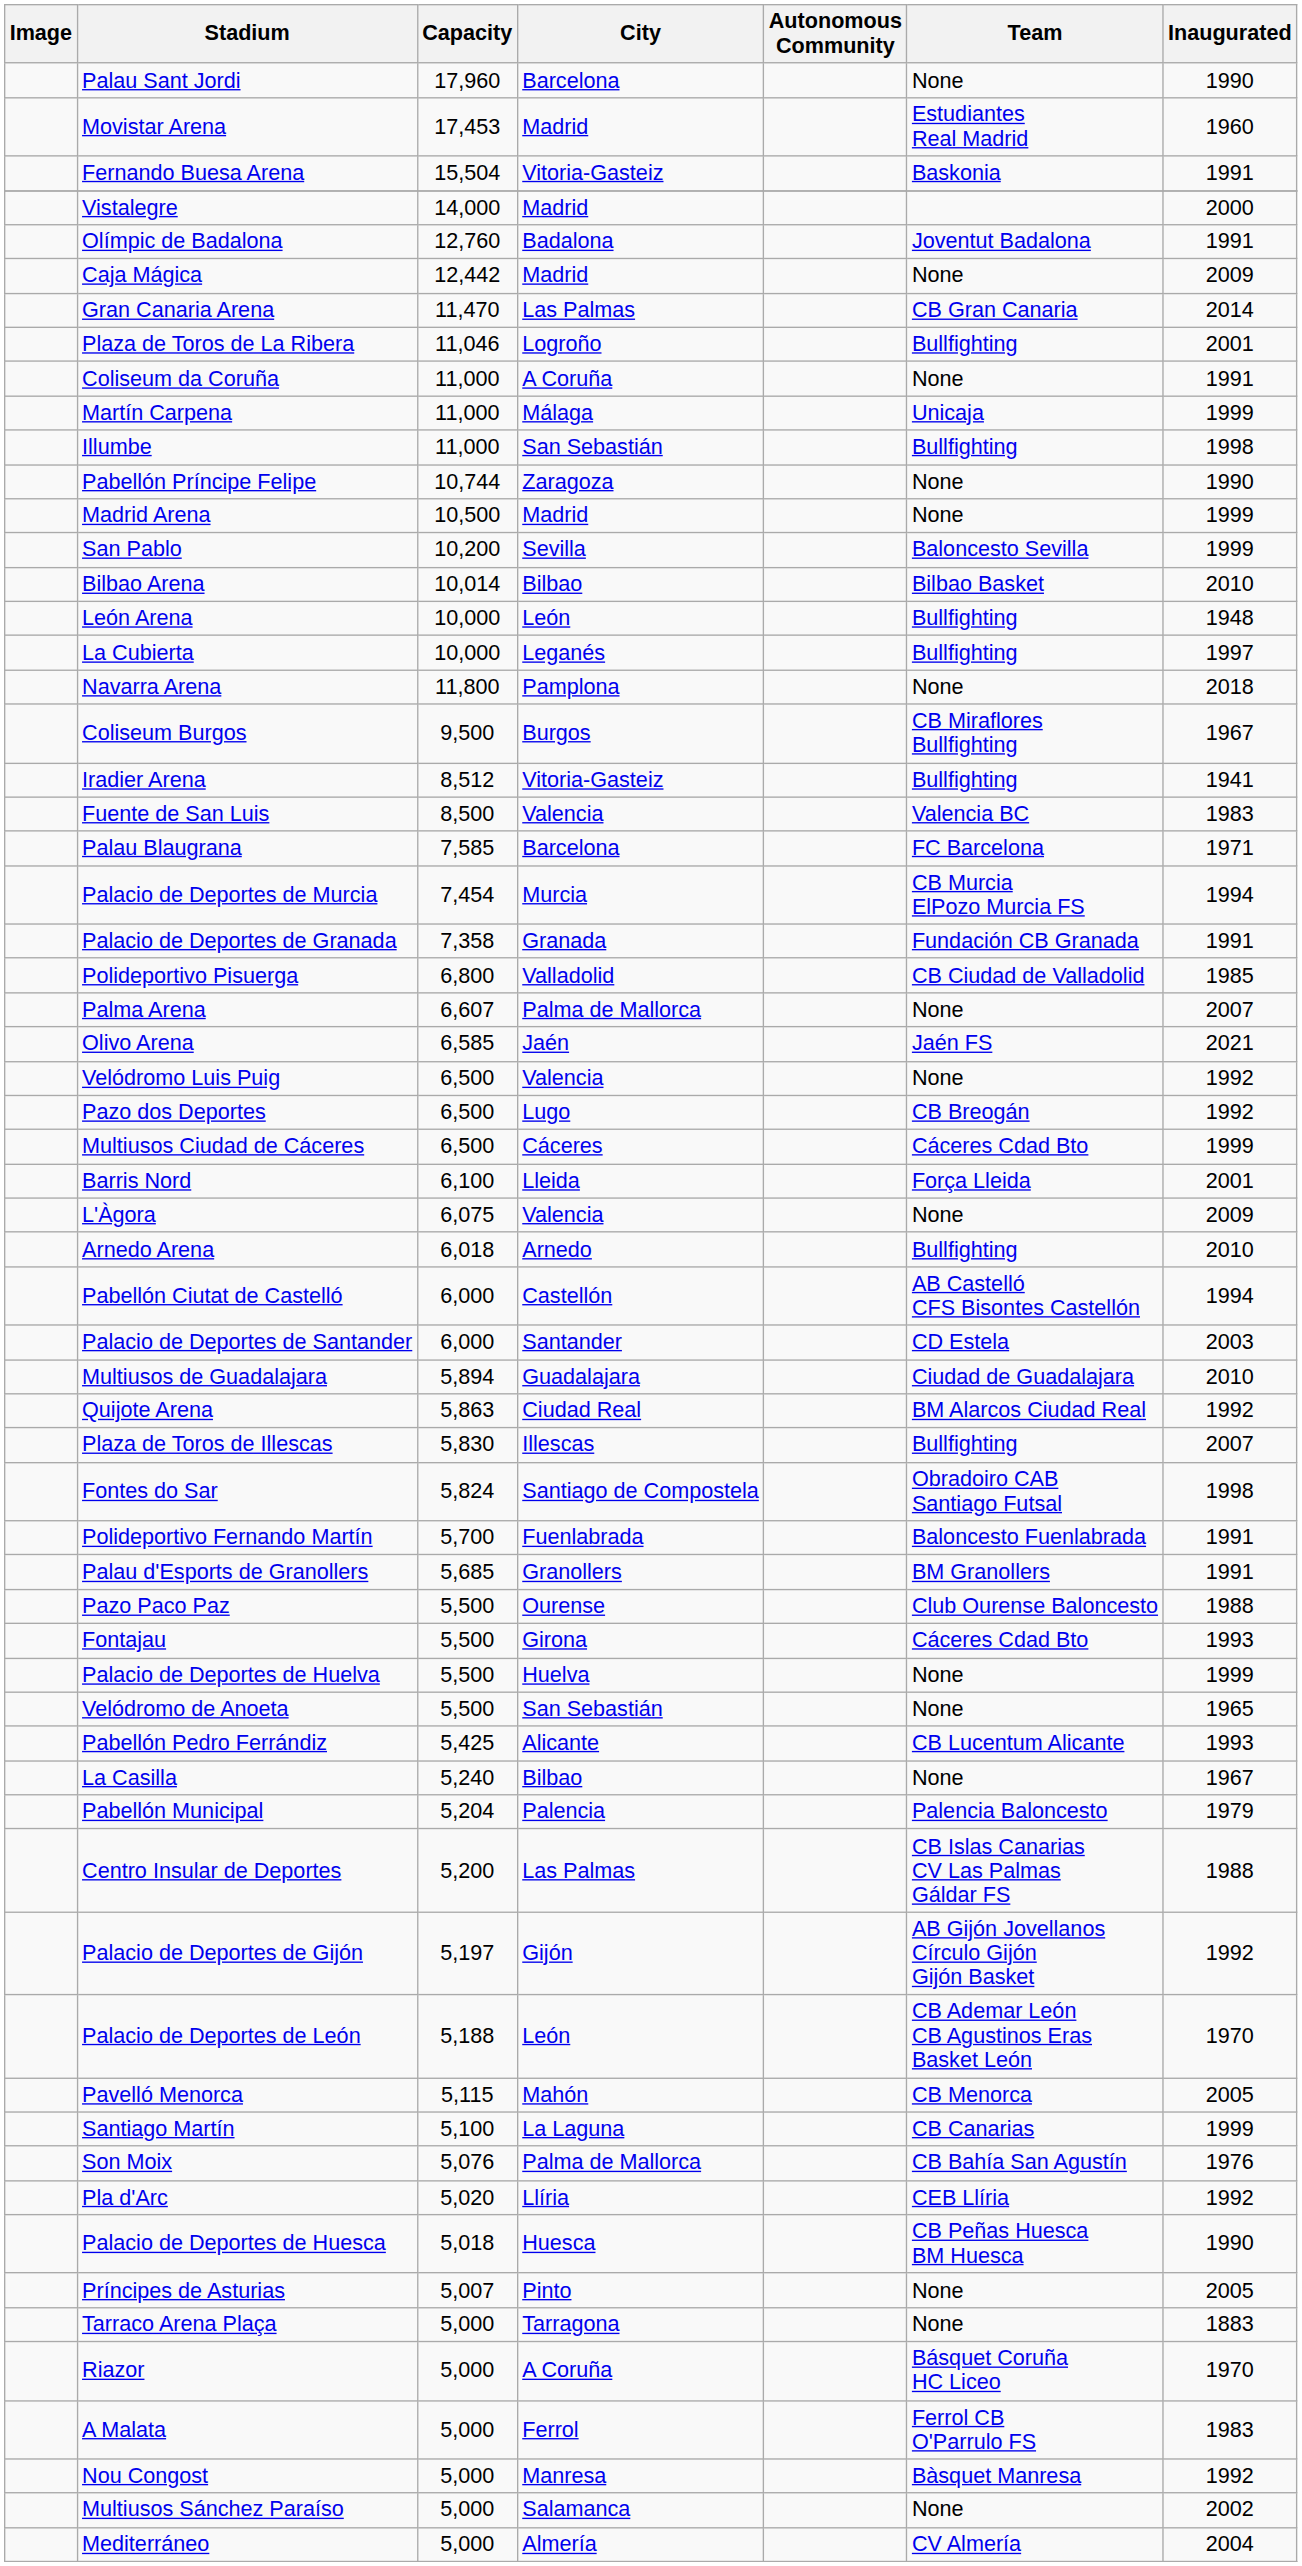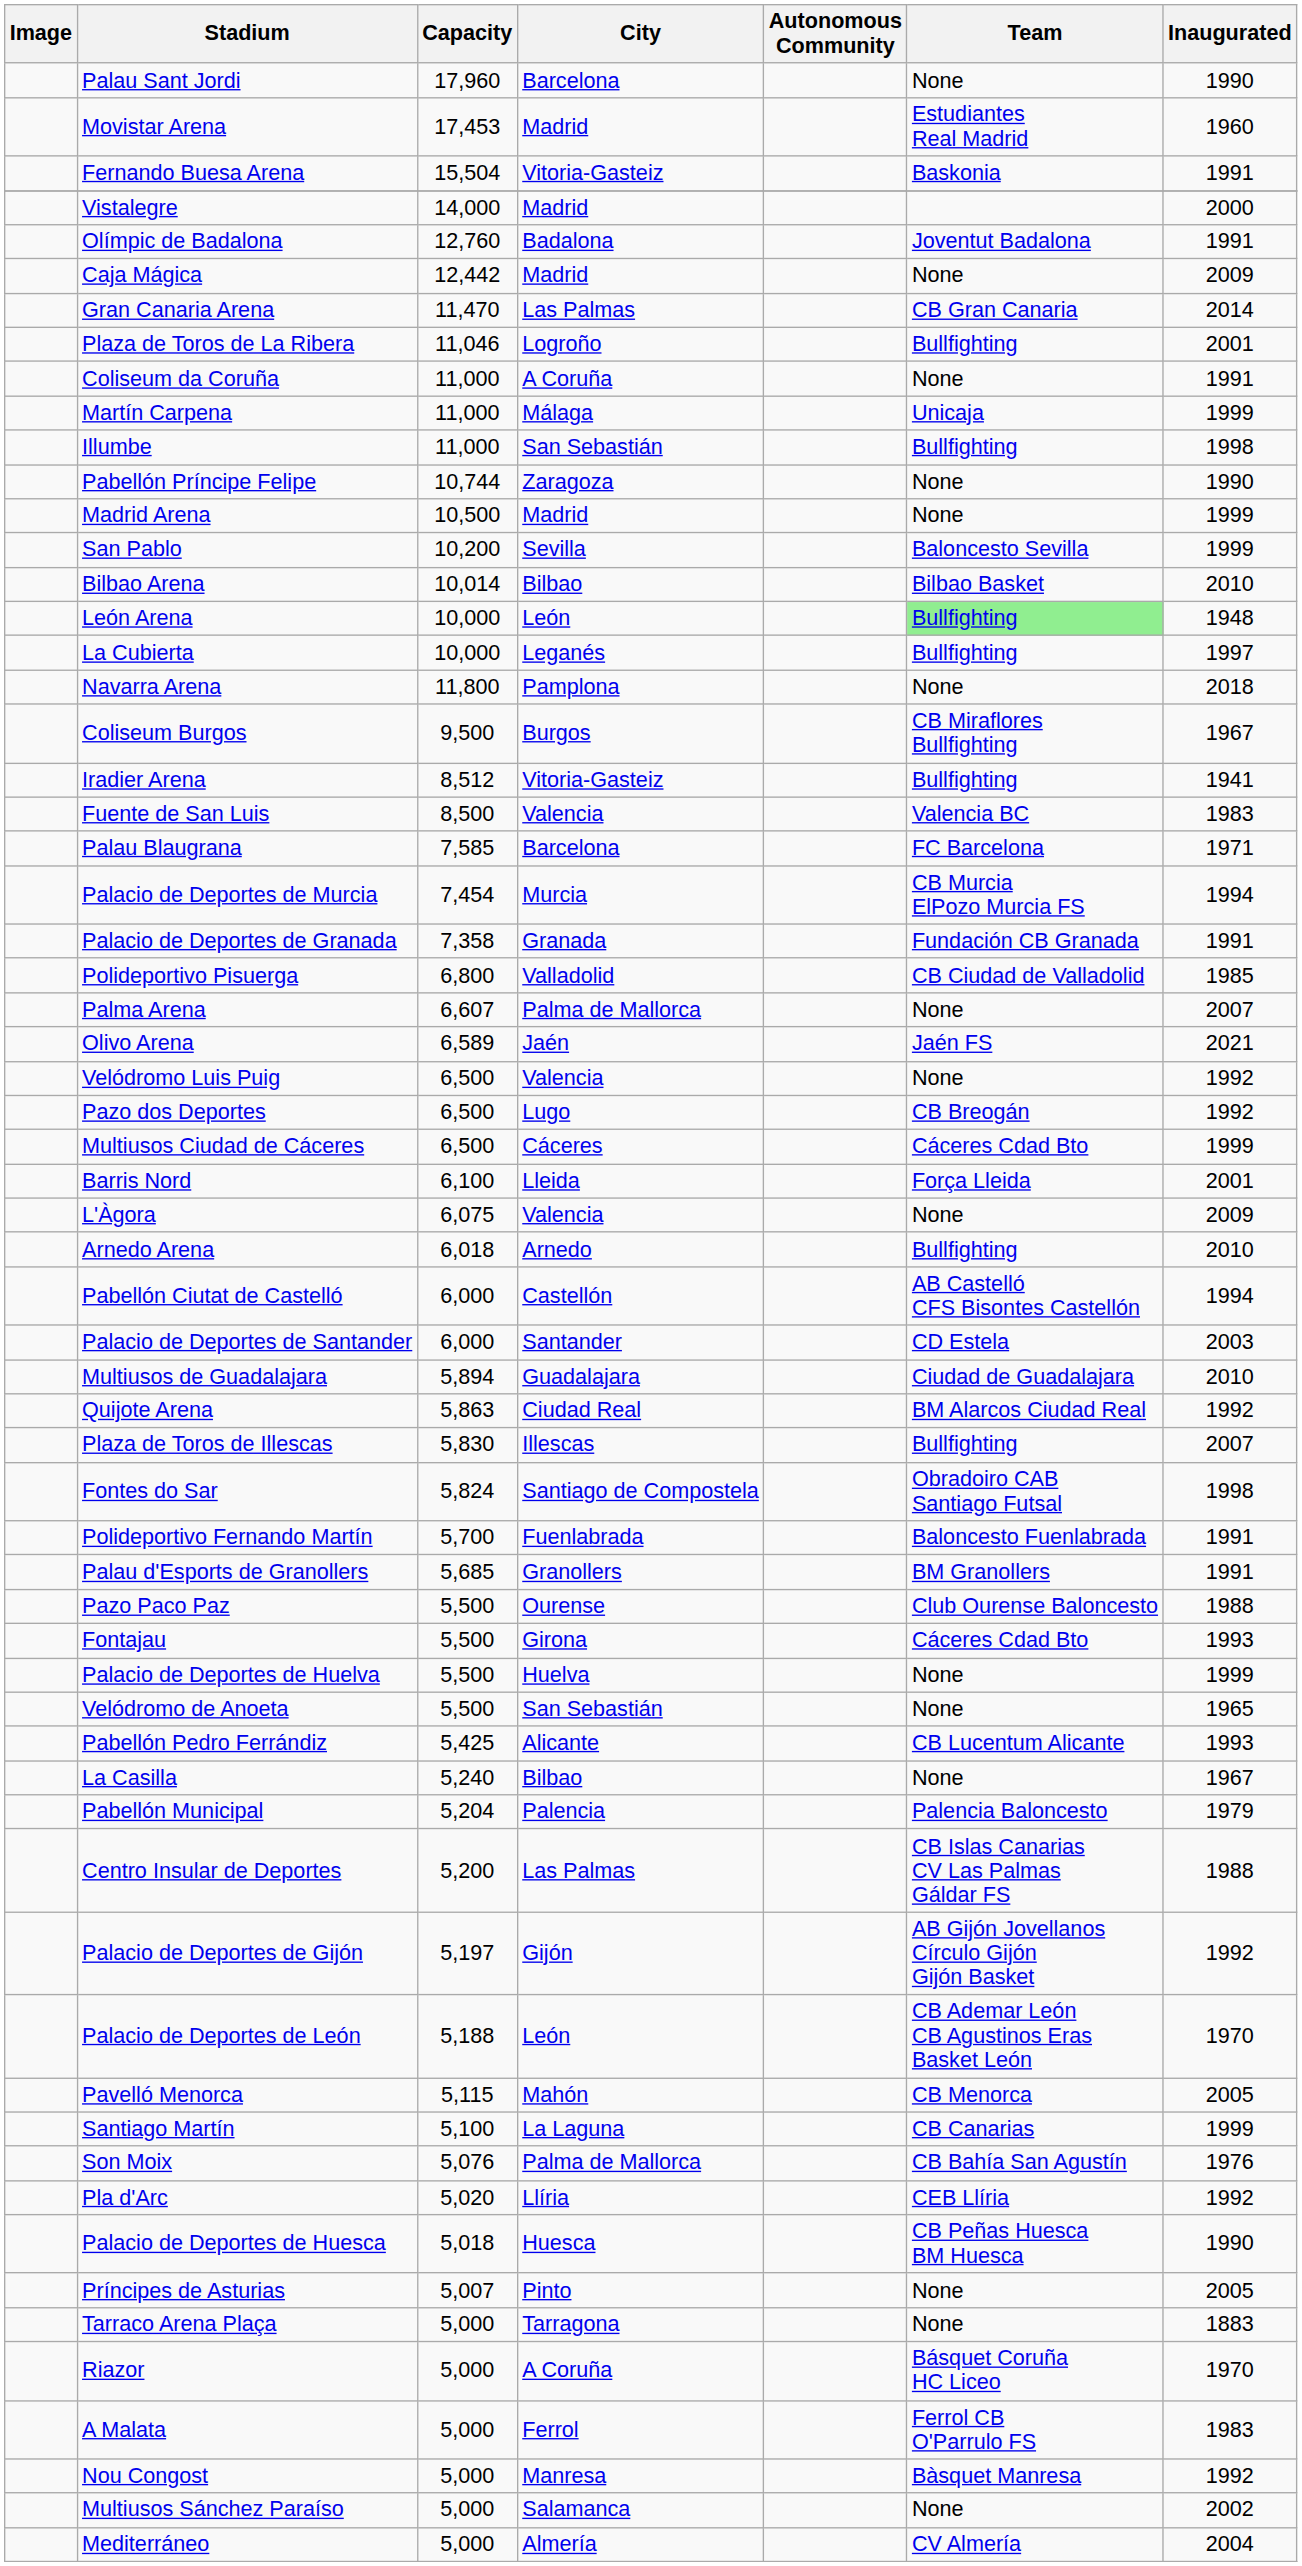(965, 618) no background -> (965, 618) lightgreen background
(467, 1043) 6,585 -> (467, 1043) 6,589
